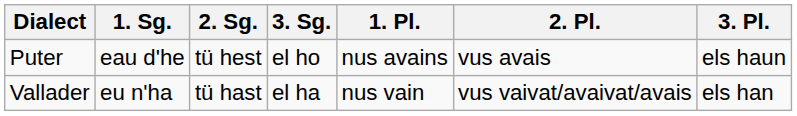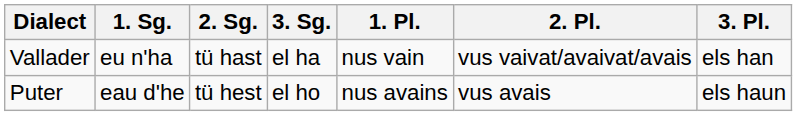rows swapped: (36, 57) <-> (50, 92)
